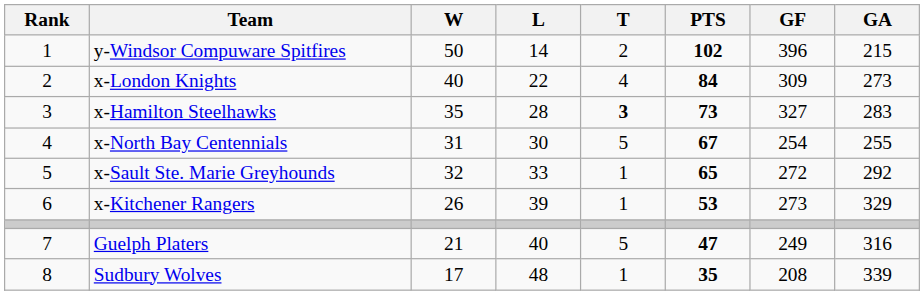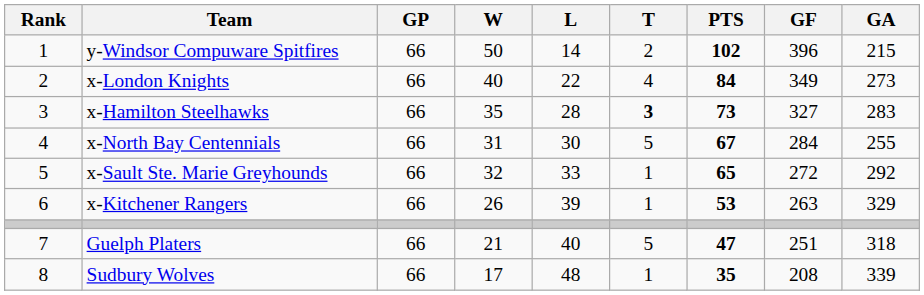+ column: (416, 19)
(793, 81) 309 -> (803, 81) 349
(793, 142) 254 -> (803, 142) 284
(793, 204) 273 -> (803, 204) 263
(793, 243) 249 -> (803, 243) 251
(878, 243) 316 -> (881, 243) 318
